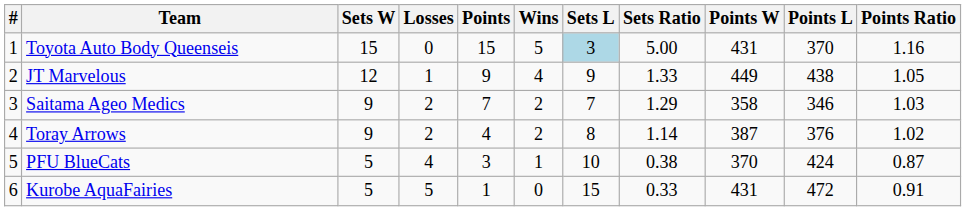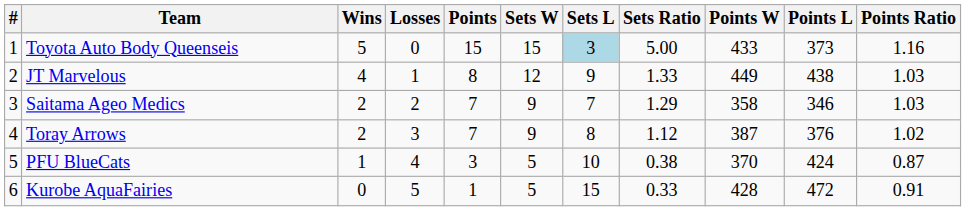columns swapped: (539, 18) <-> (369, 18)
(744, 47) 431 -> (744, 47) 433
(820, 47) 370 -> (820, 47) 373
(486, 76) 9 -> (473, 76) 8
(909, 76) 1.05 -> (909, 76) 1.03
(429, 133) 2 -> (415, 133) 3
(486, 133) 4 -> (473, 133) 7
(662, 133) 1.14 -> (662, 133) 1.12
(744, 190) 431 -> (744, 190) 428
